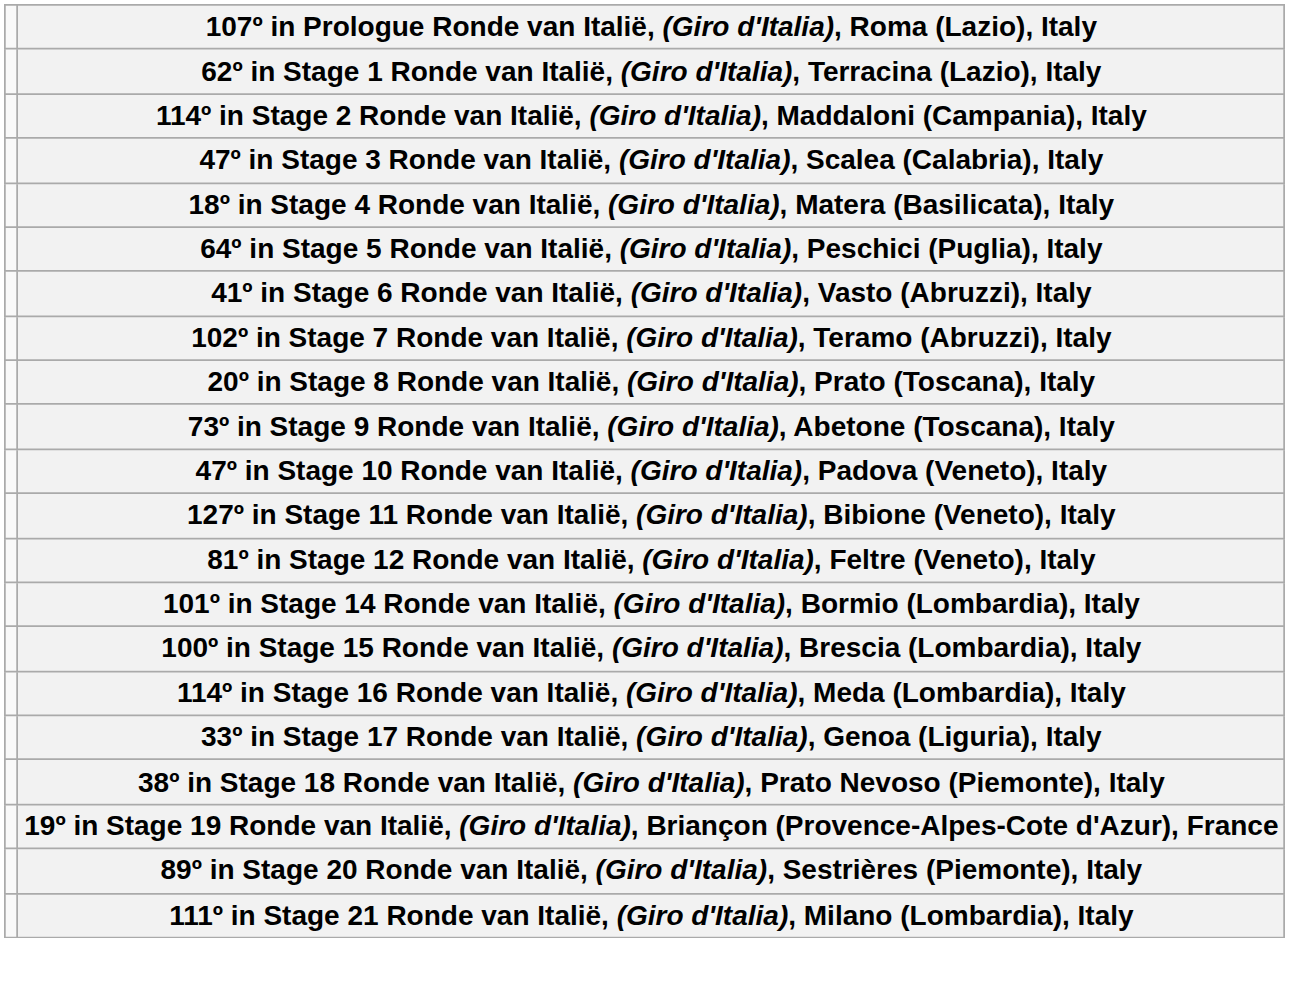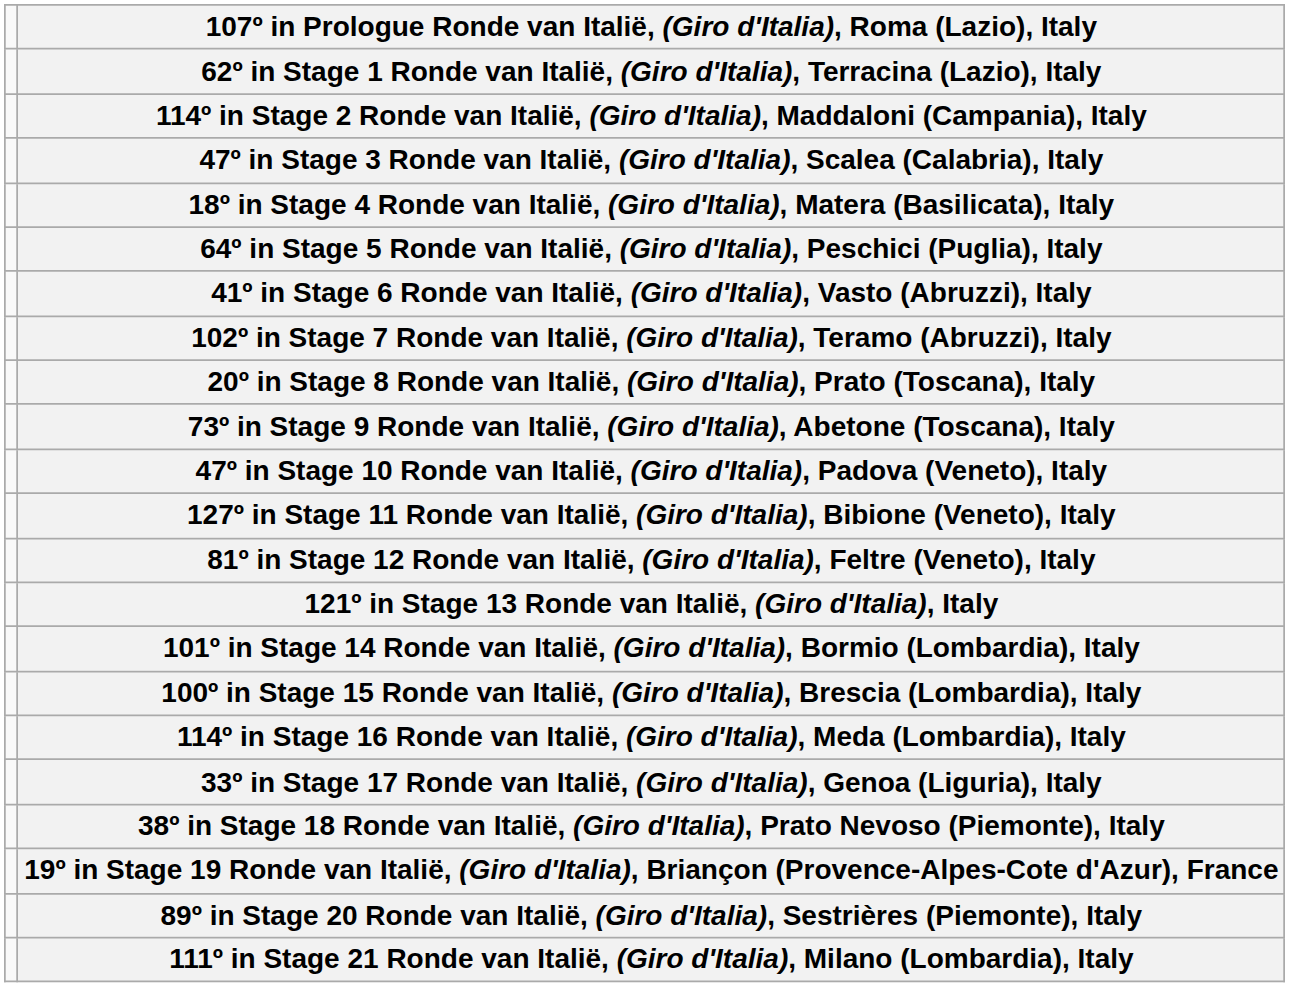+ row: (651, 603)
